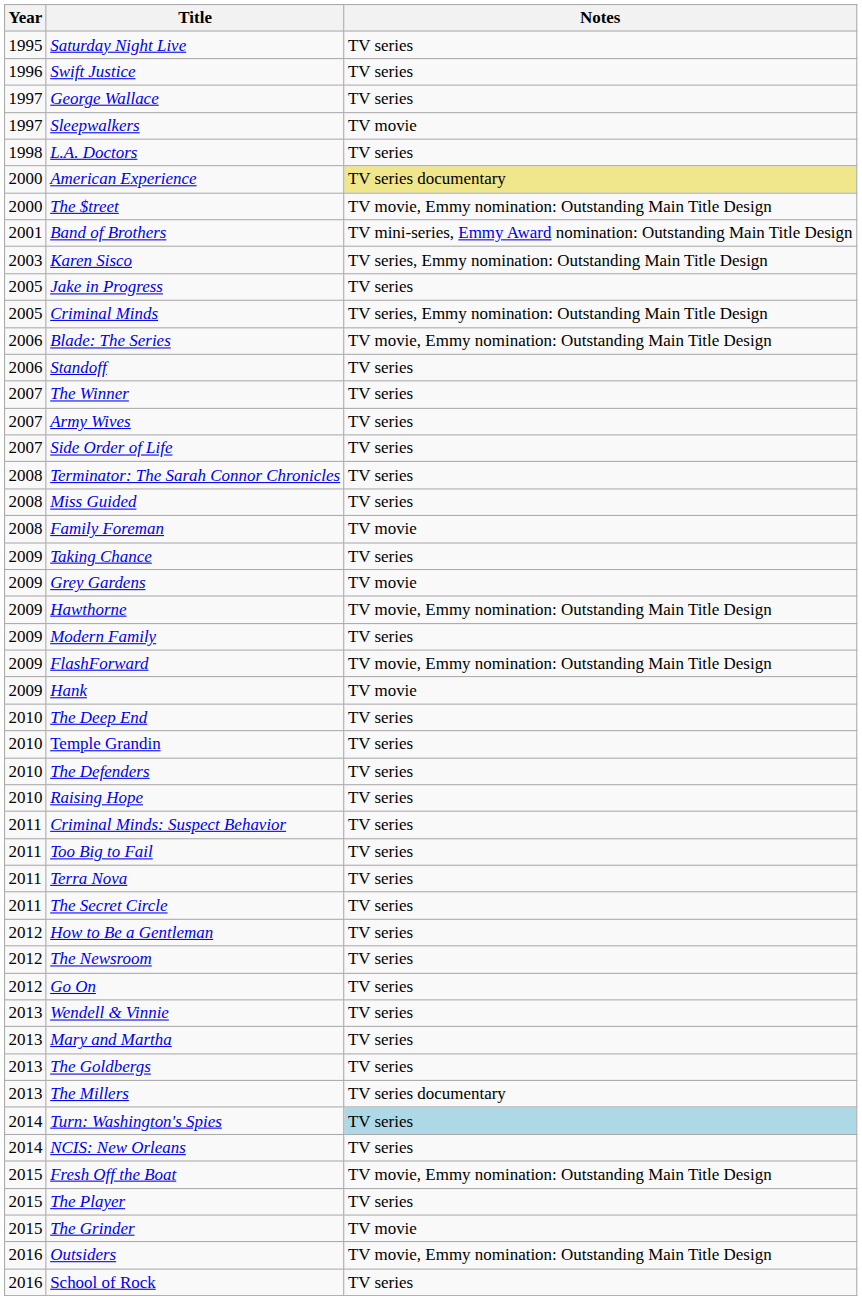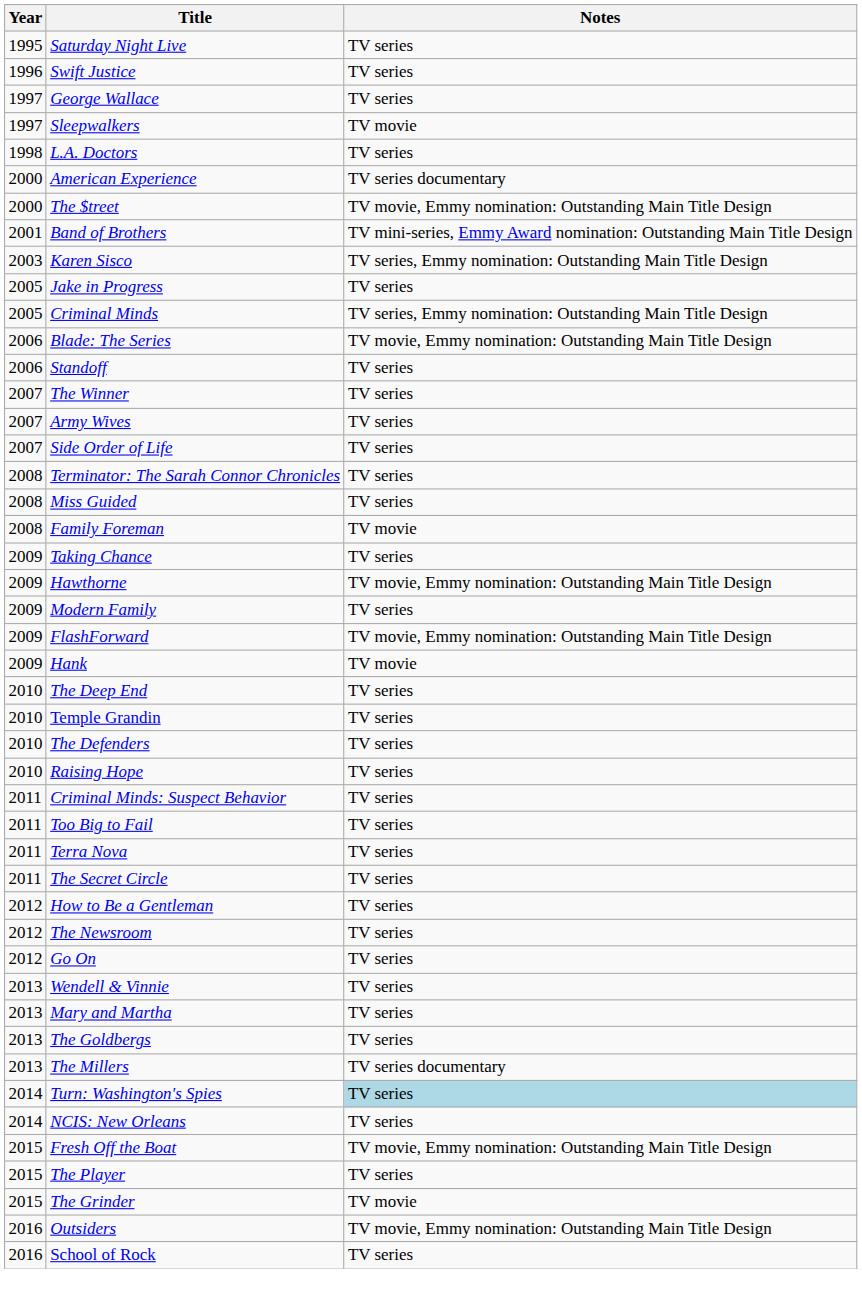(427, 179) khaki background -> (427, 179) no background
- row: (98, 582)
